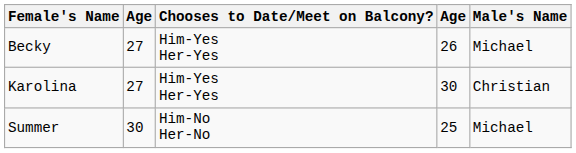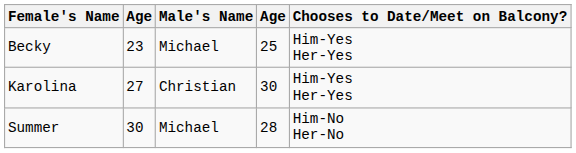columns swapped: (520, 16) <-> (296, 16)
(135, 48) 27 -> (135, 48) 23
(449, 48) 26 -> (269, 48) 25
(449, 127) 25 -> (269, 127) 28
